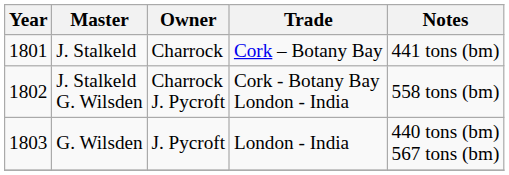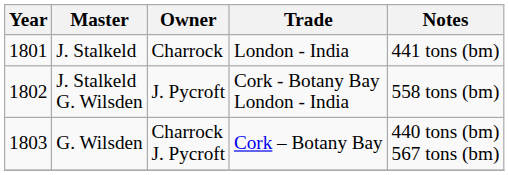(308, 50) Cork – Botany Bay -> (292, 50) London - India
(188, 91) Charrock J. Pycroft -> (188, 91) J. Pycroft
(188, 143) J. Pycroft -> (188, 143) Charrock J. Pycroft
(292, 143) London - India -> (308, 143) Cork – Botany Bay
